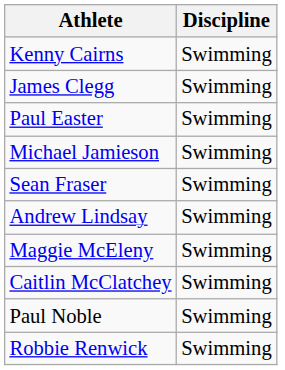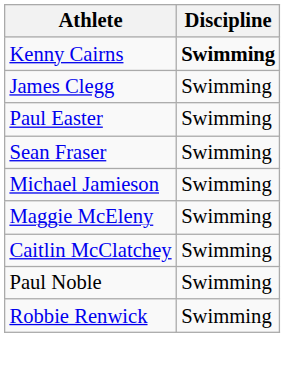(226, 53) normal -> (228, 53) bold
rows swapped: (58, 184) <-> (84, 151)
- row: (78, 217)
